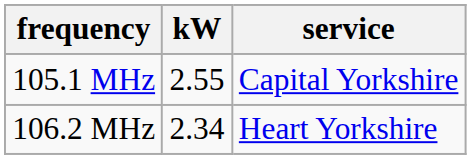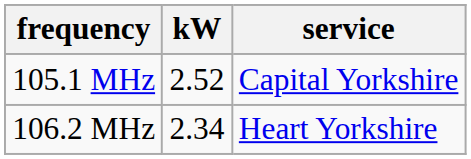(197, 79) 2.55 -> (197, 79) 2.52
